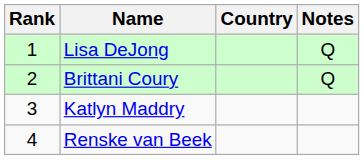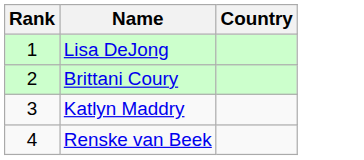- column: (328, 19)
